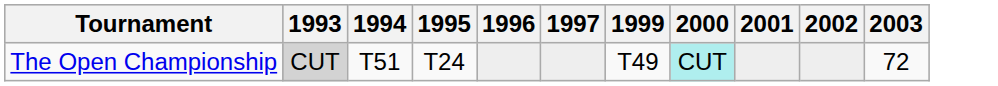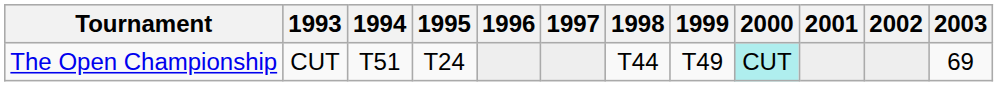+ column: (638, 24)
(315, 62) lightgrey background -> (315, 62) no background
(896, 62) 72 -> (961, 62) 69
